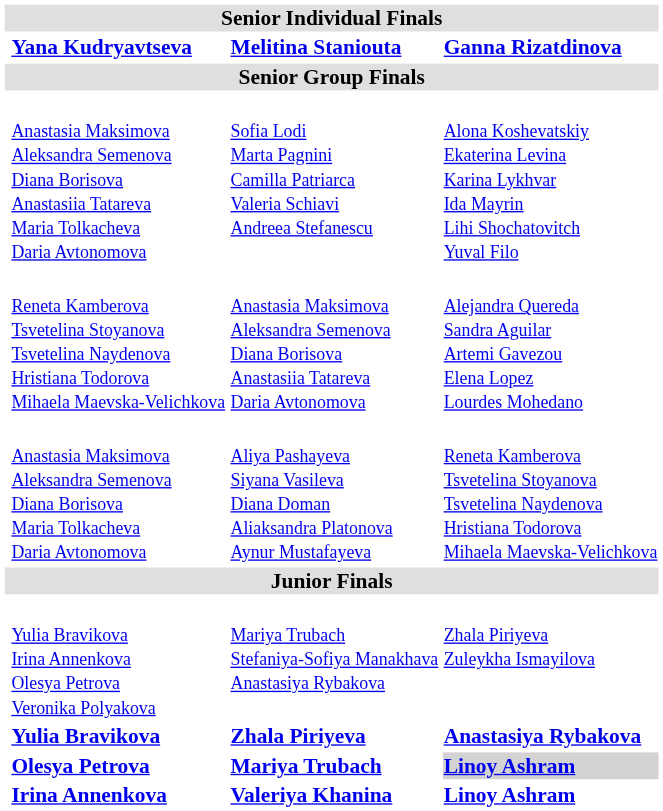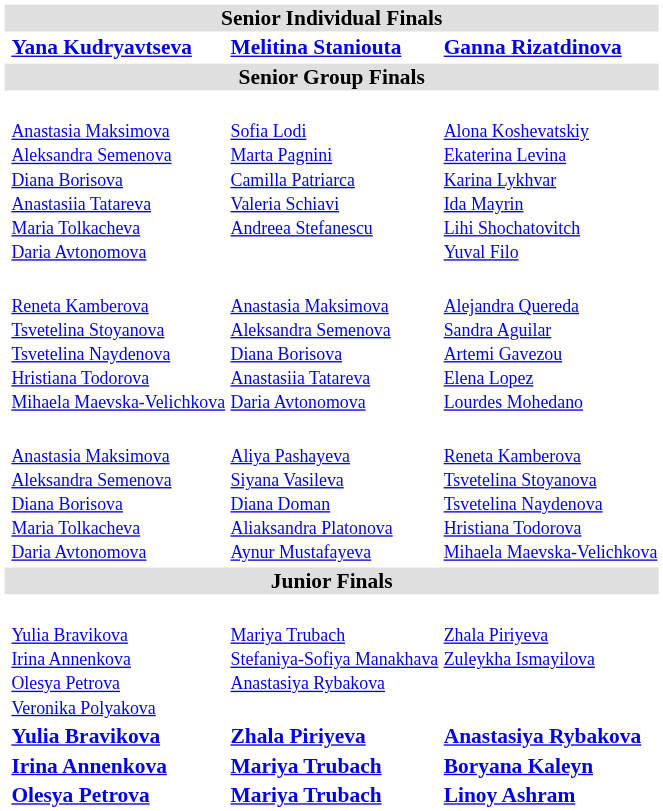+ row: (89, 765)
(509, 765) lightgrey background -> (509, 795) no background
- row: (89, 795)
